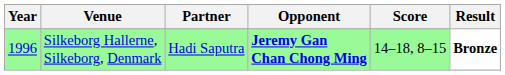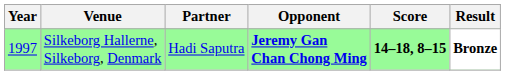(22, 49) 1996 -> (22, 49) 1997
(410, 49) normal -> (410, 49) bold
